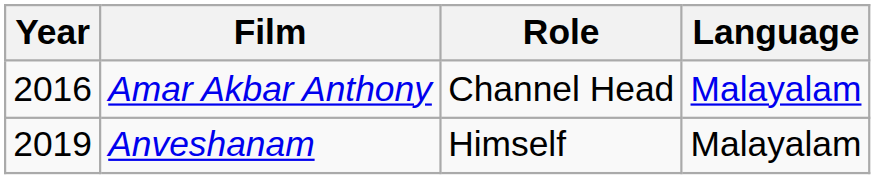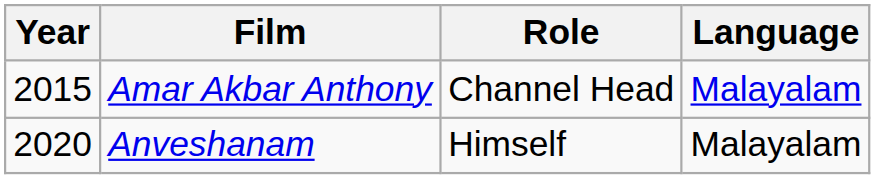(53, 88) 2016 -> (53, 88) 2015
(53, 144) 2019 -> (53, 144) 2020
